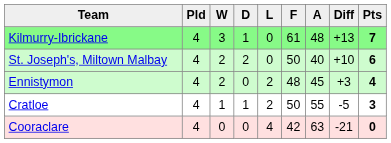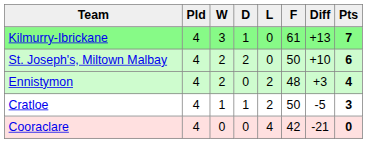- column: (317, 15)
